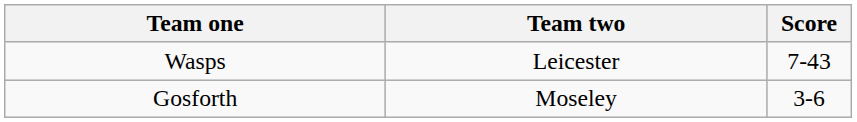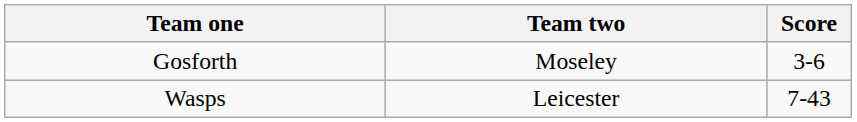rows swapped: (195, 98) <-> (195, 60)
